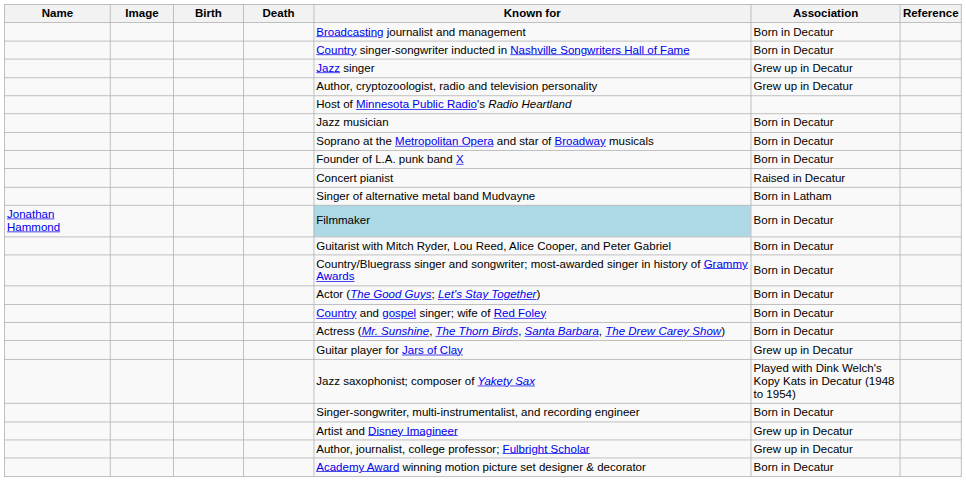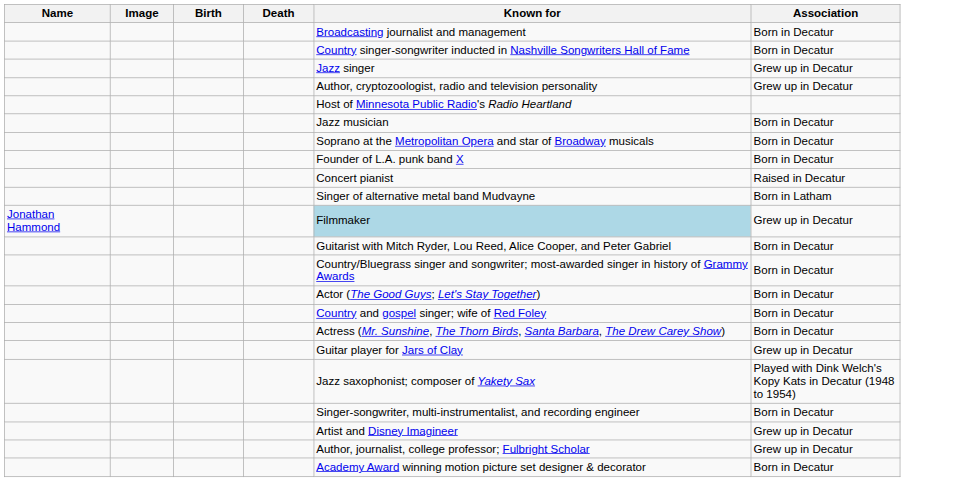- column: (931, 13)
(794, 221) Born in Decatur -> (803, 221) Grew up in Decatur
